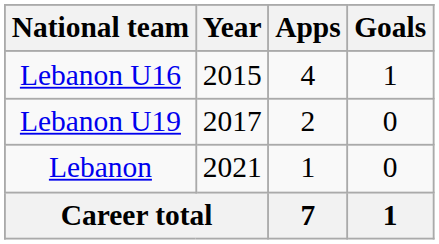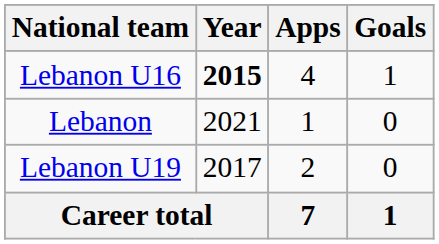(232, 74) normal -> (232, 74) bold
rows swapped: (100, 121) <-> (100, 167)
